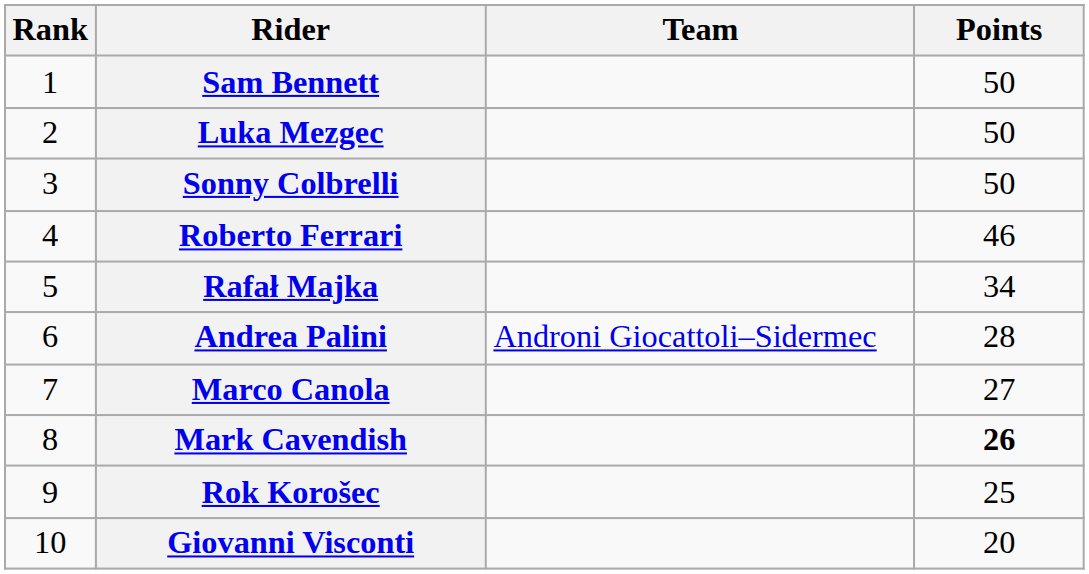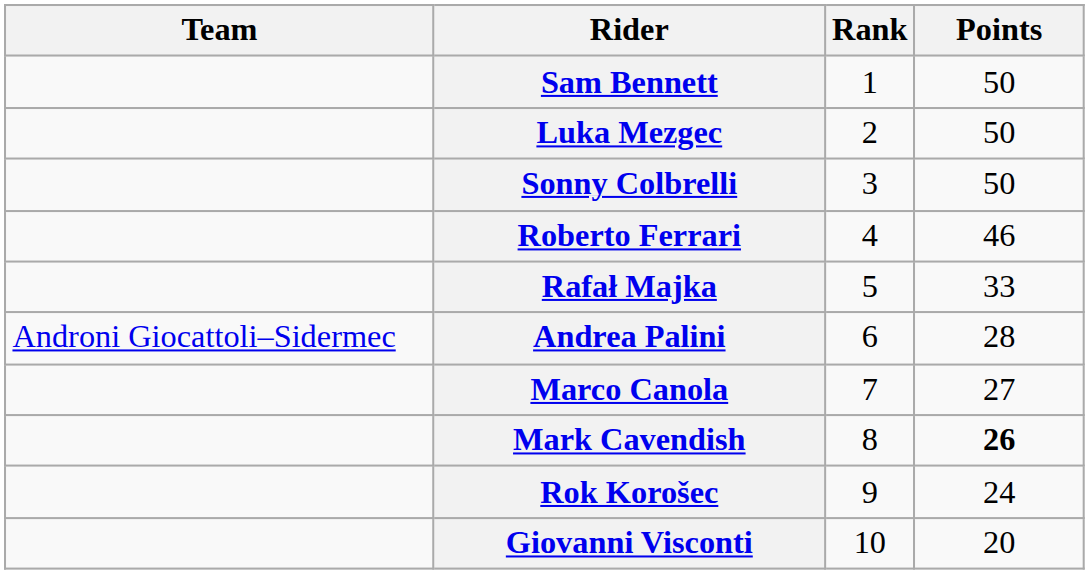columns swapped: (50, 30) <-> (700, 30)
(999, 286) 34 -> (999, 286) 33
(999, 491) 25 -> (999, 491) 24
